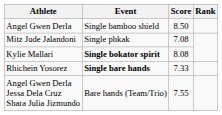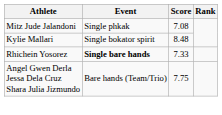- row: (39, 26)
(122, 54) bold -> (119, 40) normal
(181, 54) 8.08 -> (181, 40) 8.48
(181, 93) 7.55 -> (181, 79) 7.75
